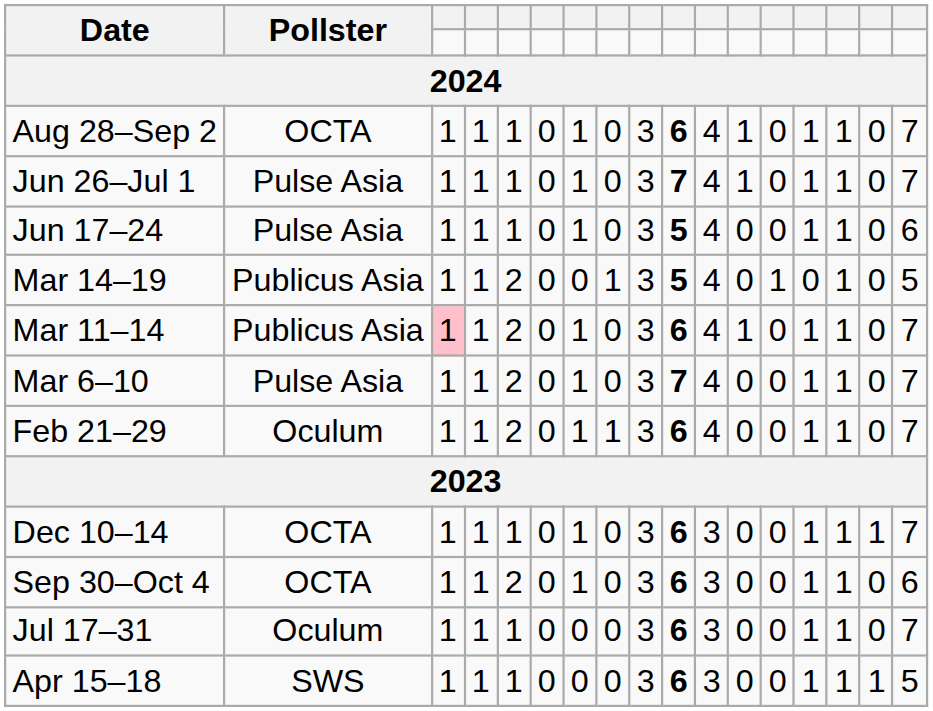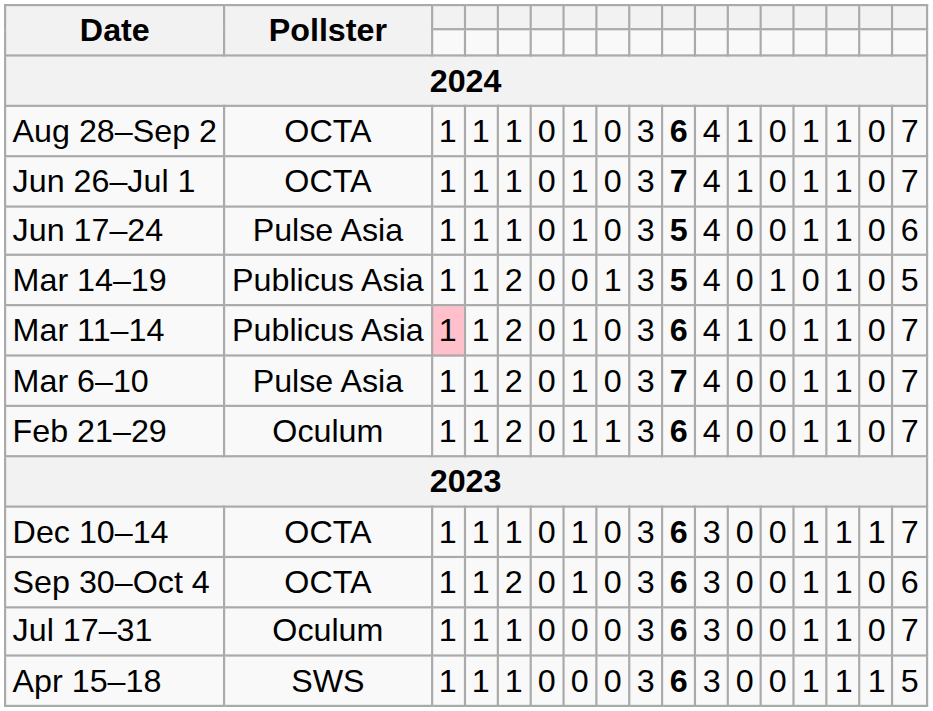(328, 180) Pulse Asia -> (328, 180) OCTA
